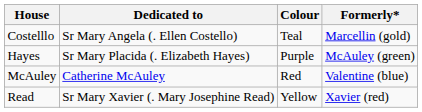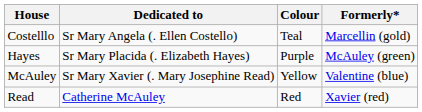(114, 76) Catherine McAuley -> (168, 76) Sr Mary Xavier (. Mary Josephine Read)
(291, 76) Red -> (299, 76) Yellow
(168, 96) Sr Mary Xavier (. Mary Josephine Read) -> (114, 96) Catherine McAuley
(299, 96) Yellow -> (291, 96) Red
